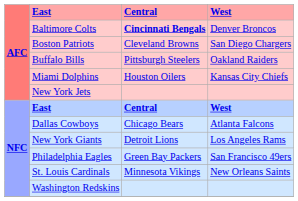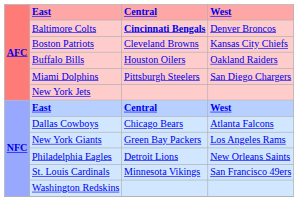(251, 44) San Diego Chargers -> (249, 44) Kansas City Chiefs
(162, 60) Pittsburgh Steelers -> (155, 60) Houston Oilers
(155, 76) Houston Oilers -> (162, 76) Pittsburgh Steelers
(249, 76) Kansas City Chiefs -> (251, 76) San Diego Chargers
(151, 140) Detroit Lions -> (163, 140) Green Bay Packers
(163, 156) Green Bay Packers -> (151, 156) Detroit Lions
(251, 156) San Francisco 49ers -> (250, 156) New Orleans Saints
(250, 172) New Orleans Saints -> (251, 172) San Francisco 49ers
